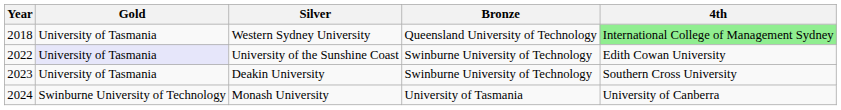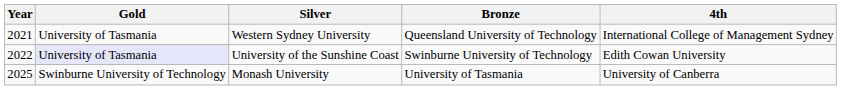(20, 34) 2018 -> (20, 34) 2021
(718, 34) lightgreen background -> (718, 34) no background
- row: (278, 74)
(20, 94) 2024 -> (20, 74) 2025
